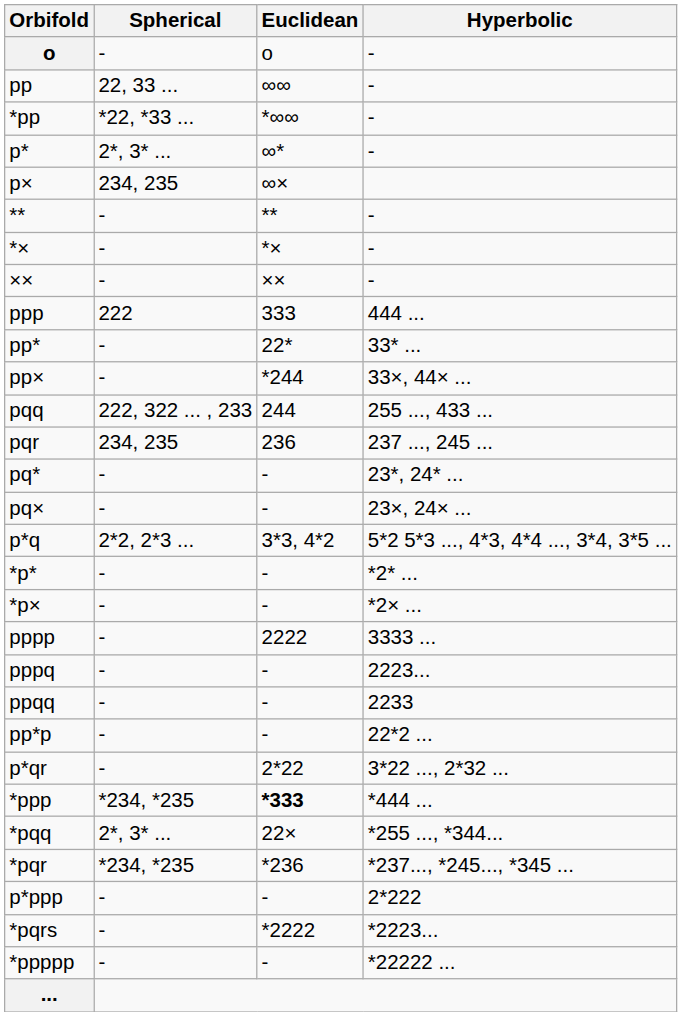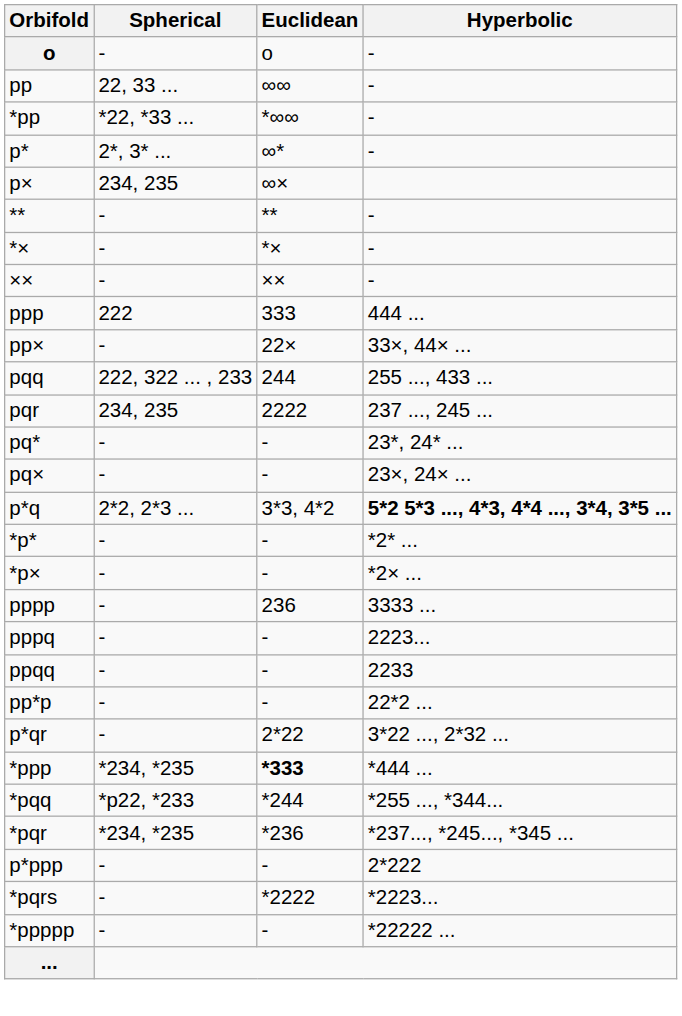- row: (25, 345)
(283, 378) *244 -> (279, 345) 22×
(279, 442) 236 -> (284, 410) 2222
(520, 540) normal -> (520, 507) bold
(284, 637) 2222 -> (279, 605) 236
(135, 832) 2*, 3* ... -> (146, 800) *p22, *233
(279, 832) 22× -> (283, 800) *244
